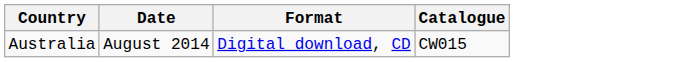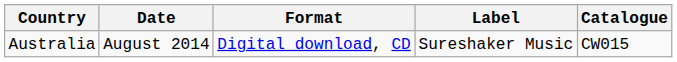+ column: (496, 18)
